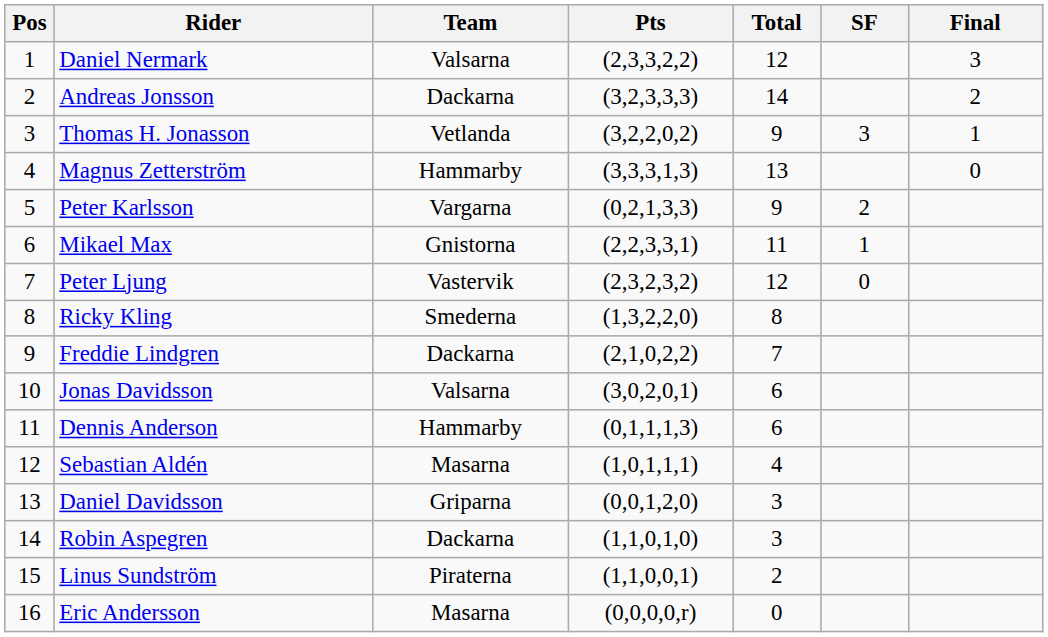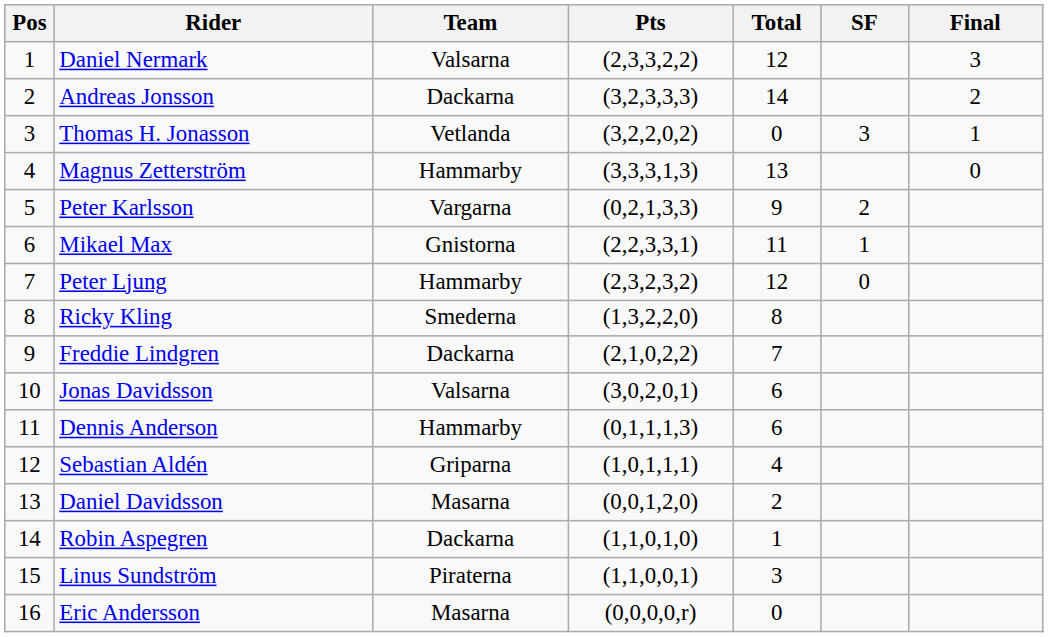(777, 133) 9 -> (777, 133) 0
(470, 280) Vastervik -> (470, 280) Hammarby
(470, 465) Masarna -> (470, 465) Griparna
(470, 502) Griparna -> (470, 502) Masarna
(777, 502) 3 -> (777, 502) 2
(777, 538) 3 -> (777, 538) 1
(777, 575) 2 -> (777, 575) 3
